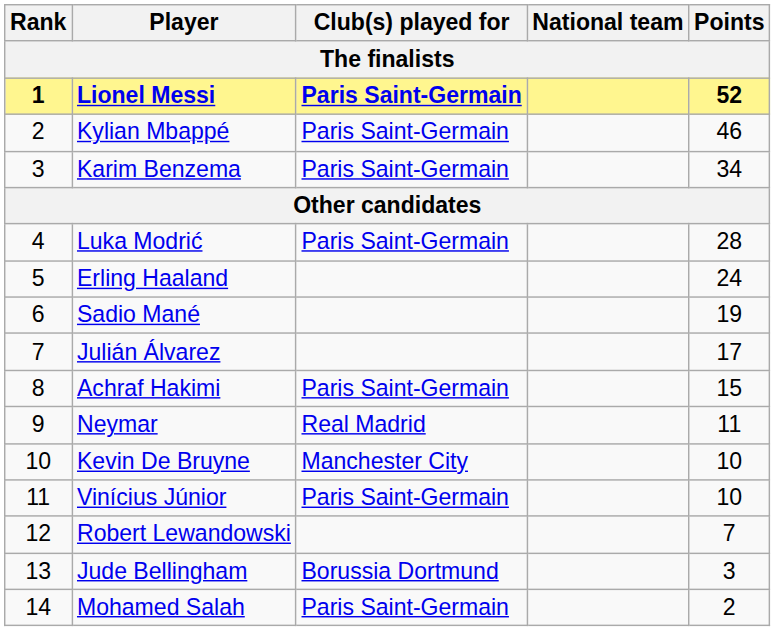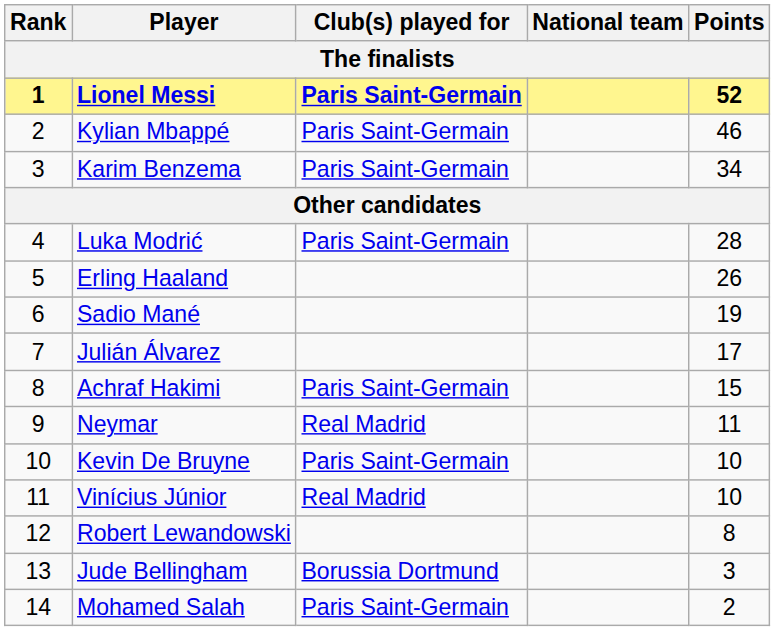(729, 278) 24 -> (729, 278) 26
(385, 461) Manchester City -> (405, 461) Paris Saint-Germain
(405, 497) Paris Saint-Germain -> (364, 497) Real Madrid
(729, 534) 7 -> (729, 534) 8
